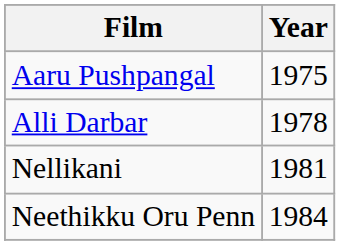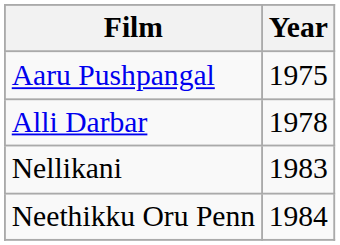(298, 168) 1981 -> (298, 168) 1983
